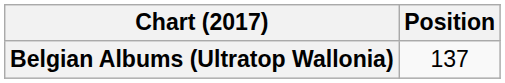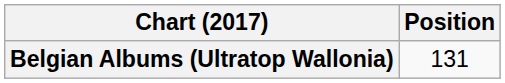(450, 59) 137 -> (450, 59) 131
